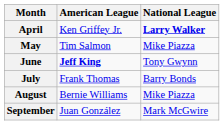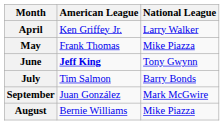(174, 29) bold -> (171, 29) normal
(85, 45) Tim Salmon -> (90, 45) Frank Thomas
(90, 78) Frank Thomas -> (85, 78) Tim Salmon
rows swapped: (31, 95) <-> (31, 111)
